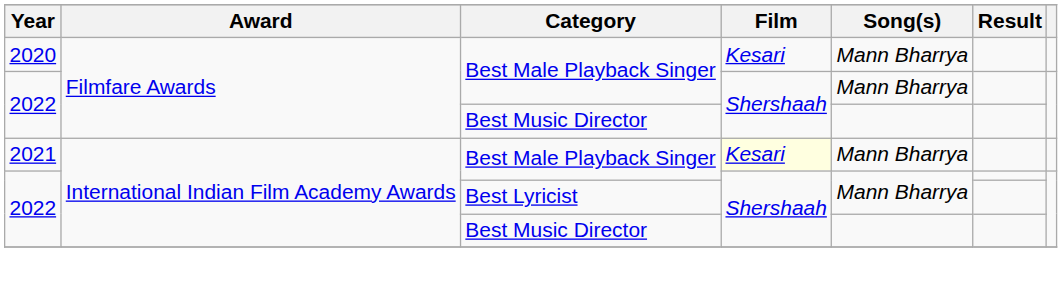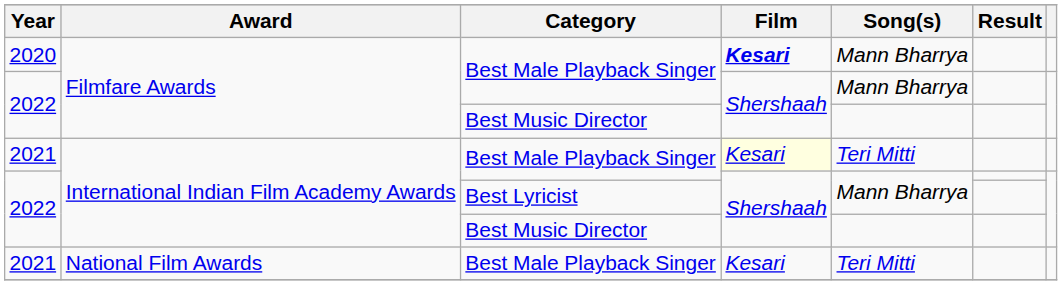(755, 54) normal -> (758, 54) bold
(902, 154) Mann Bharrya -> (876, 154) Teri Mitti
+ row: (33, 263)
